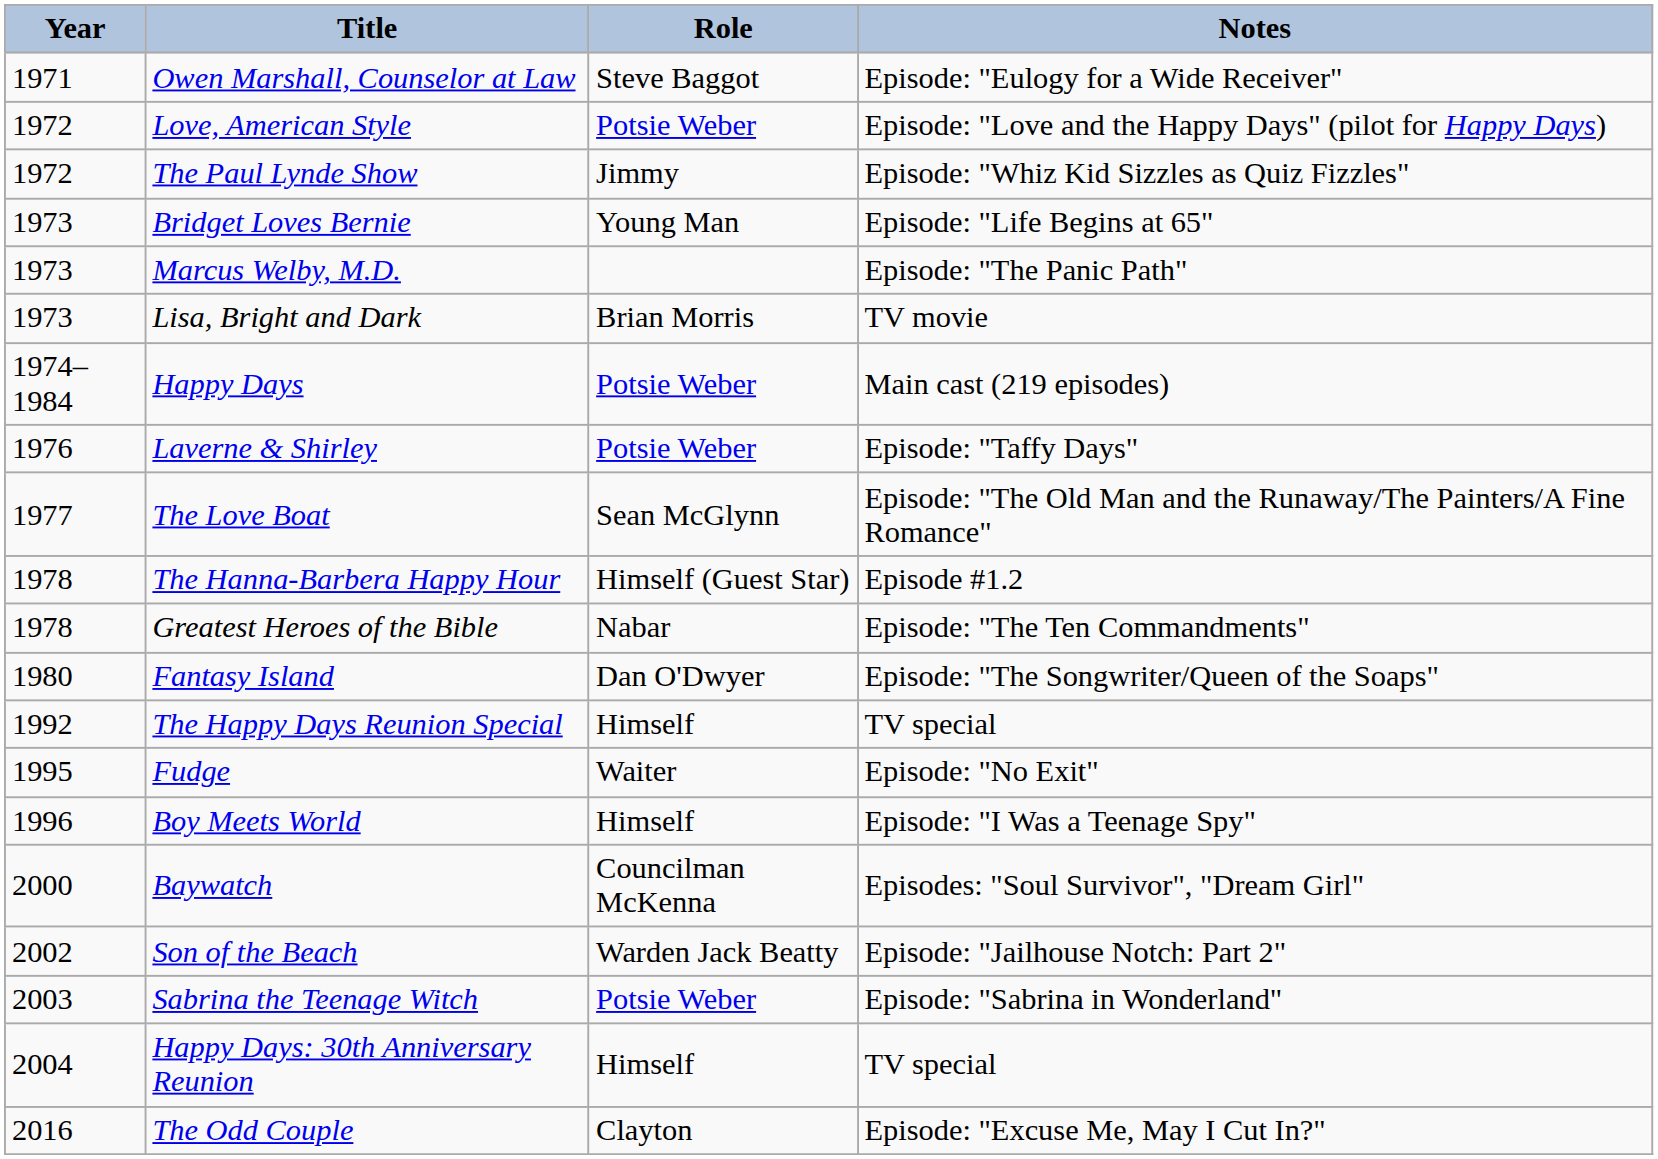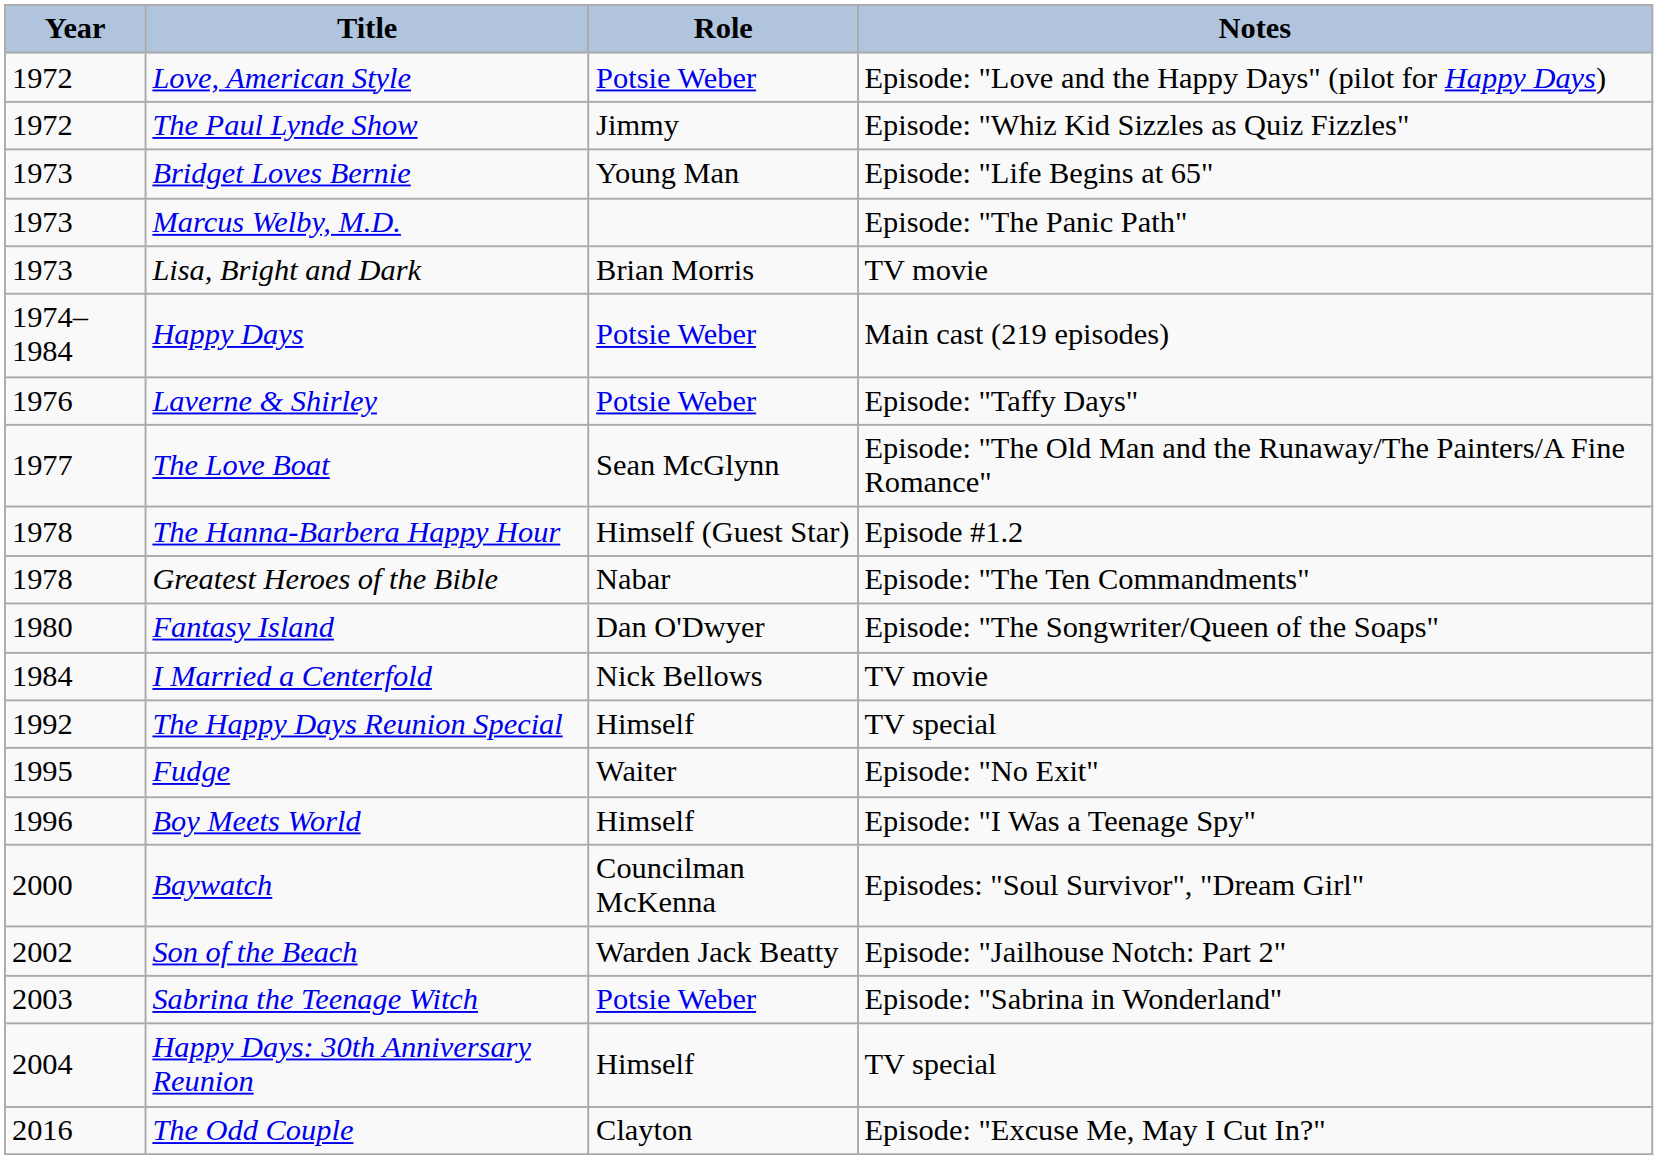- row: (364, 76)
+ row: (292, 675)
